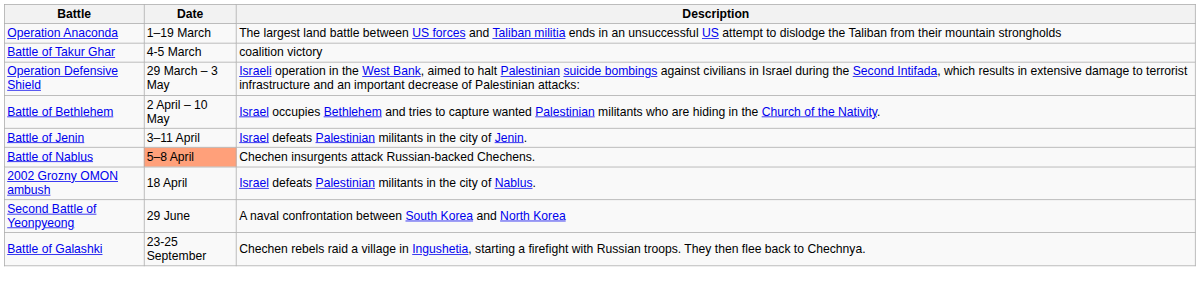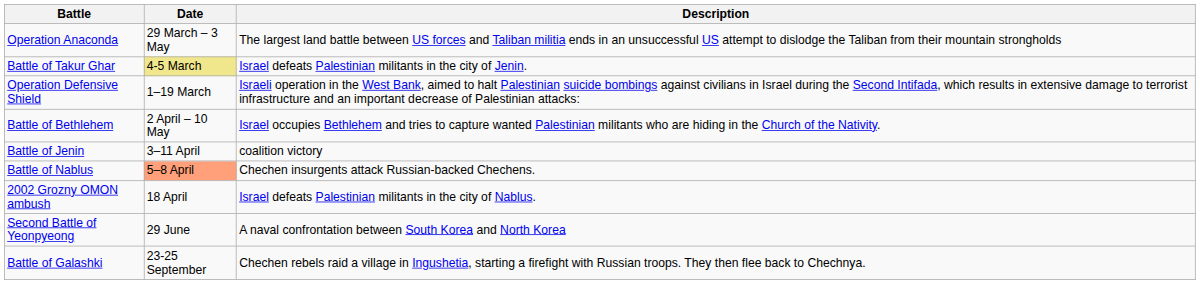(179, 33) 1–19 March -> (182, 40) 29 March – 3 May
(174, 52) no background -> (174, 66) khaki background
(281, 52) coalition victory -> (383, 66) Israel defeats Palestinian militants in the city of Jenin.
(182, 78) 29 March – 3 May -> (179, 92) 1–19 March
(383, 137) Israel defeats Palestinian militants in the city of Jenin. -> (281, 151) coalition victory
